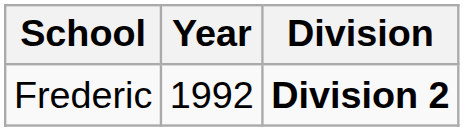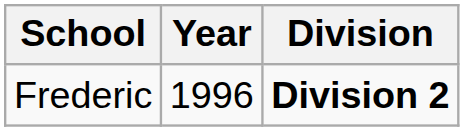(212, 94) 1992 -> (212, 94) 1996
